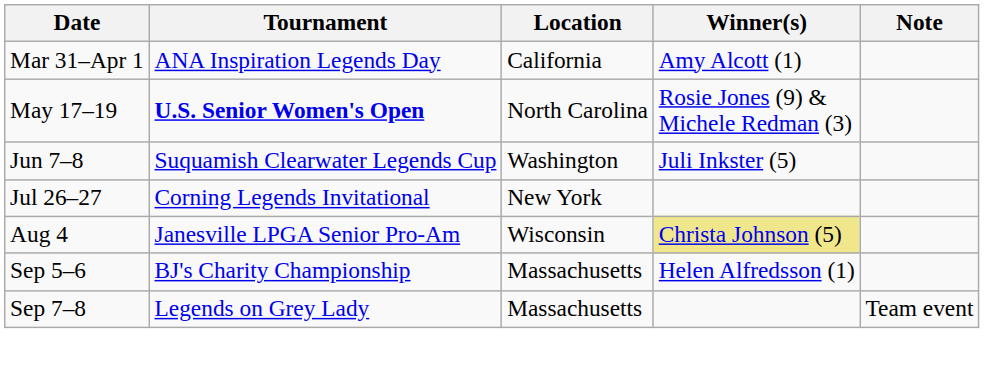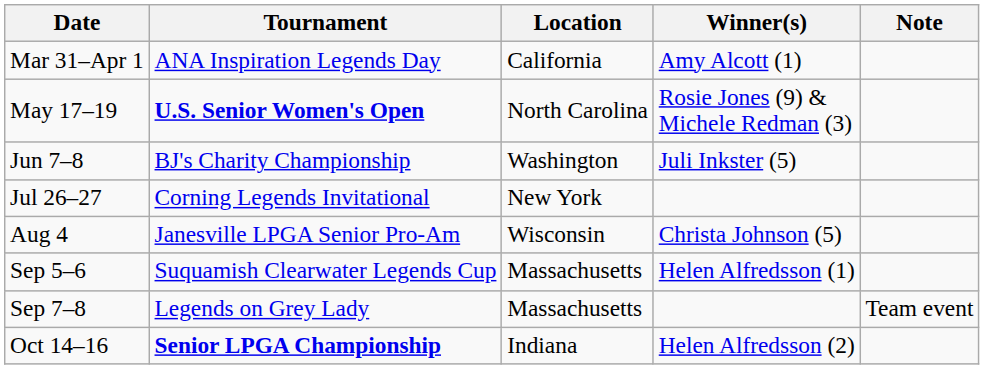(325, 160) Suquamish Clearwater Legends Cup -> (283, 160) BJ's Charity Championship
(750, 234) khaki background -> (750, 234) no background
(283, 271) BJ's Charity Championship -> (325, 271) Suquamish Clearwater Legends Cup
+ row: (59, 345)
